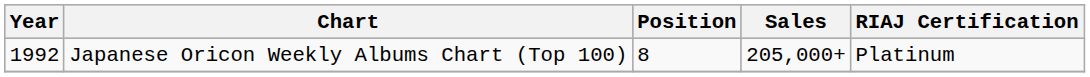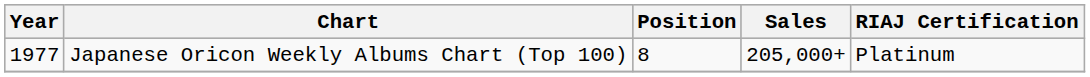(35, 55) 1992 -> (35, 55) 1977
